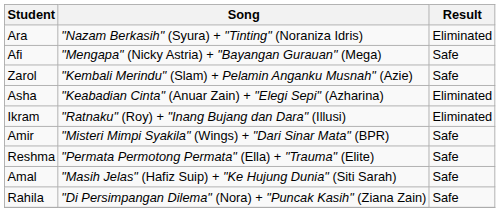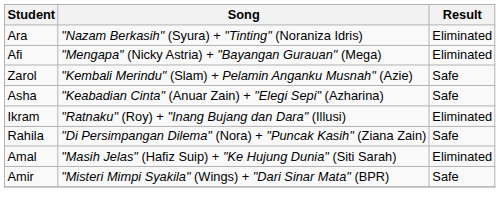(446, 55) Safe -> (462, 55) Eliminated
(462, 96) Eliminated -> (446, 96) Safe
rows swapped: (26, 197) <-> (21, 136)
- row: (31, 157)
(446, 177) Safe -> (462, 157) Eliminated
